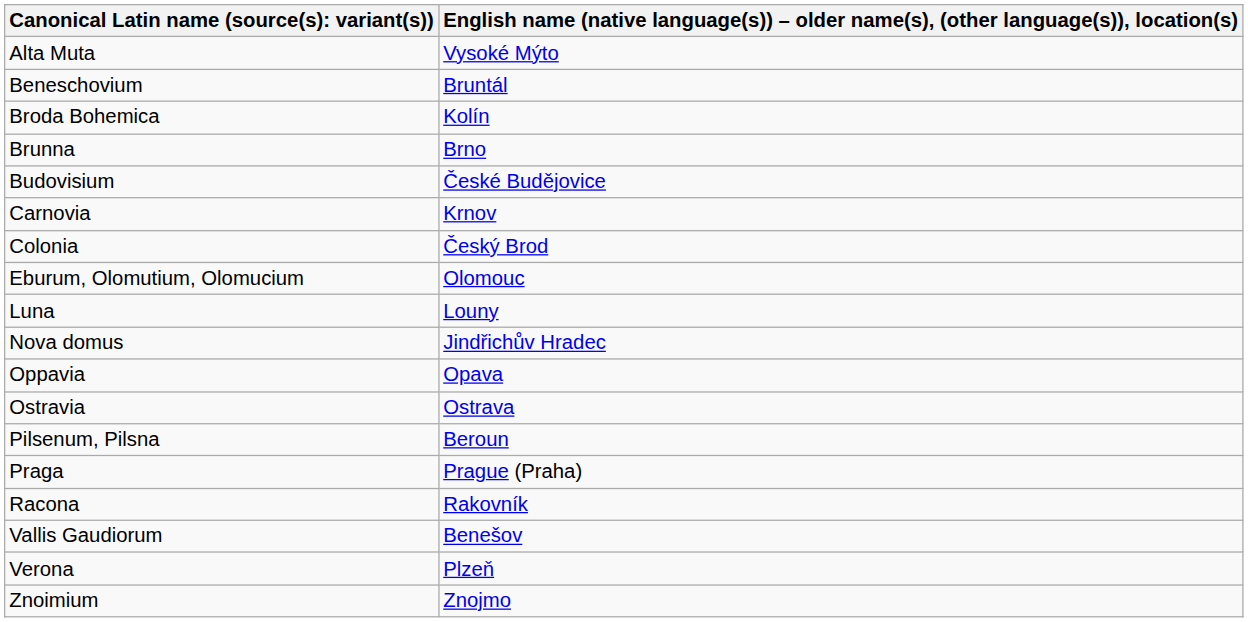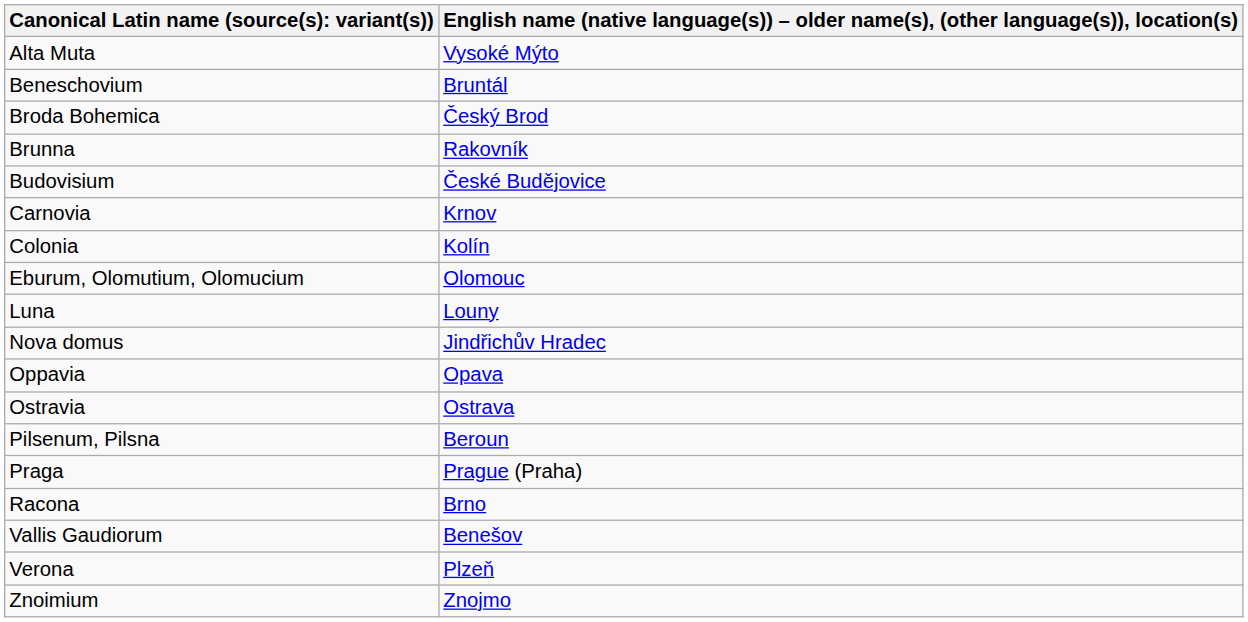(466, 117) Kolín -> (496, 117) Český Brod
(465, 149) Brno -> (486, 149) Rakovník
(496, 246) Český Brod -> (466, 246) Kolín
(486, 504) Rakovník -> (465, 504) Brno
